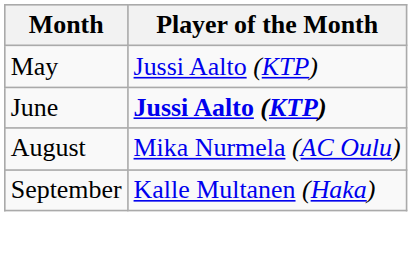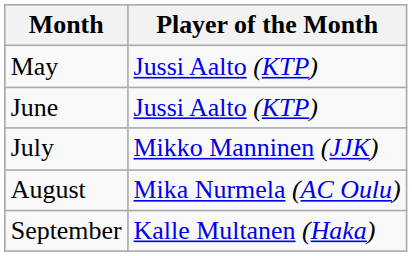(230, 107) bold -> (226, 107) normal
+ row: (32, 148)
